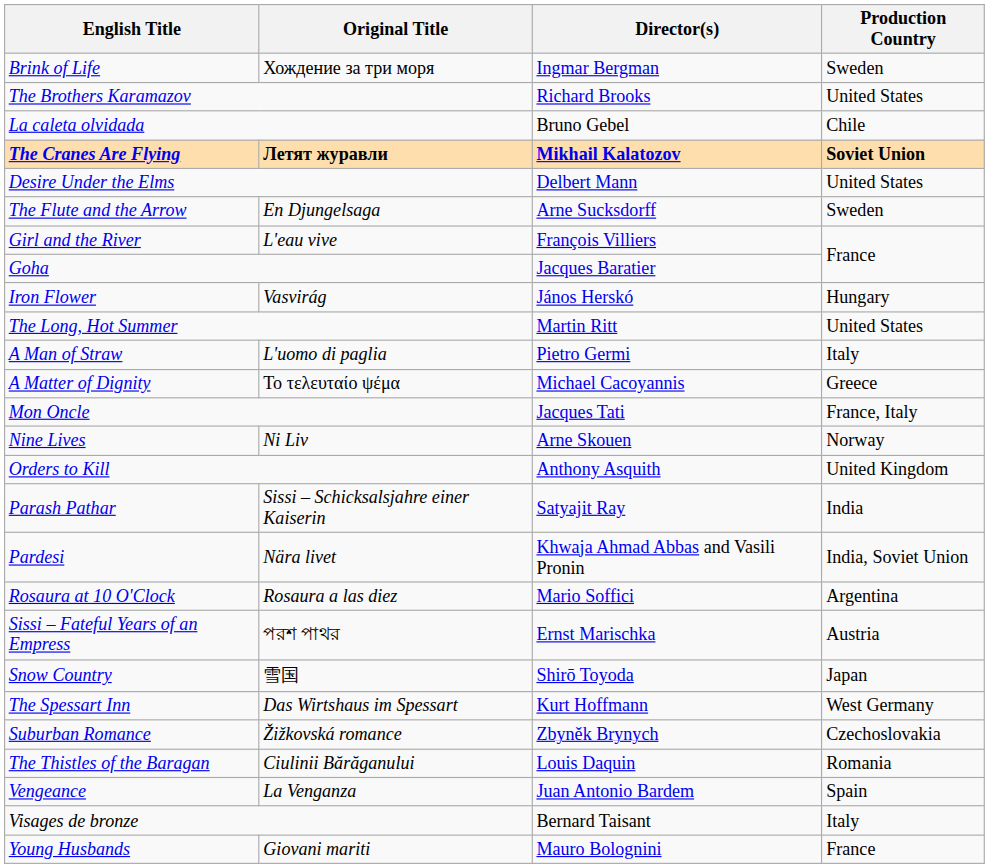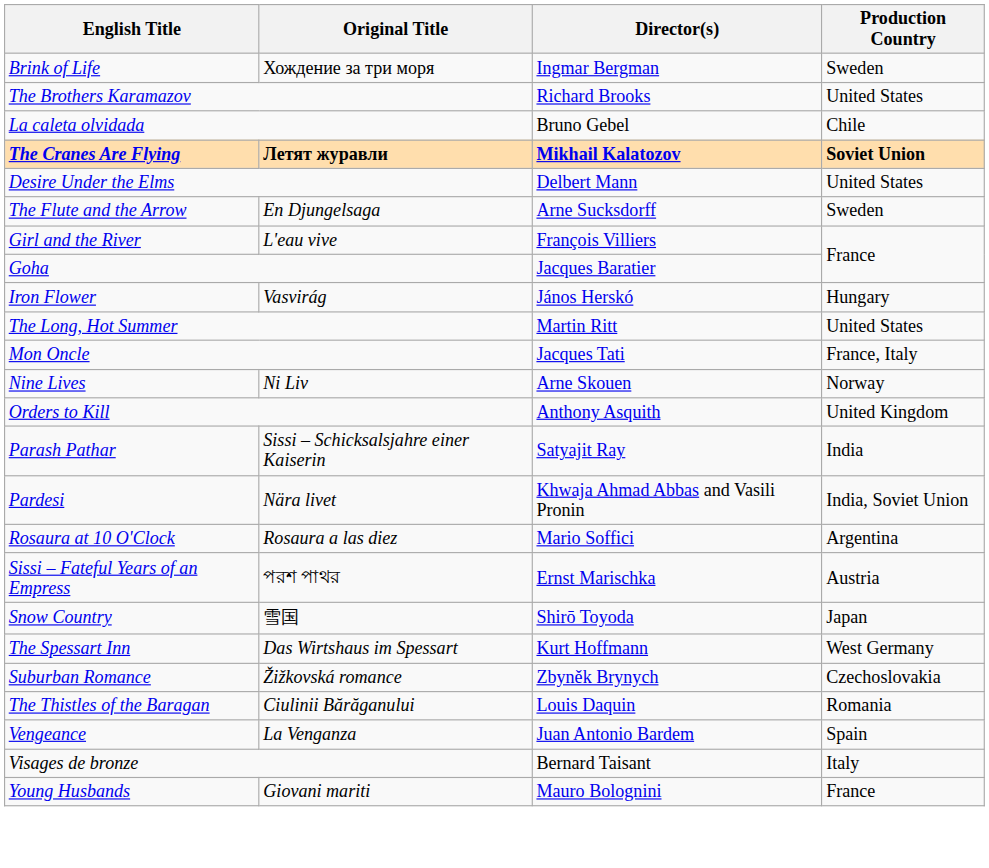- row: (66, 354)
- row: (80, 383)
